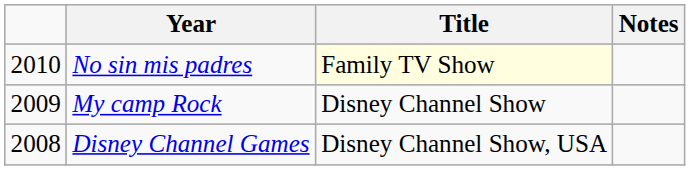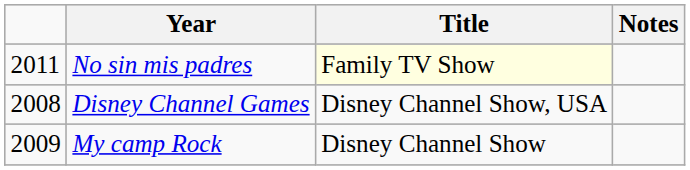(36, 64) 2010 -> (35, 64) 2011
rows swapped: (147, 104) <-> (191, 143)
